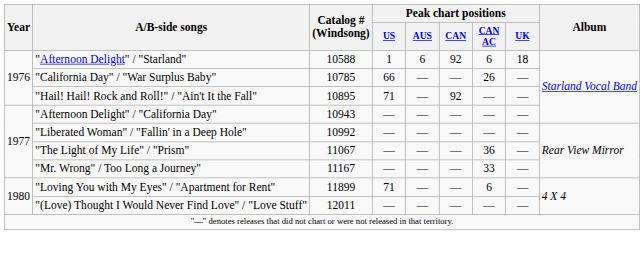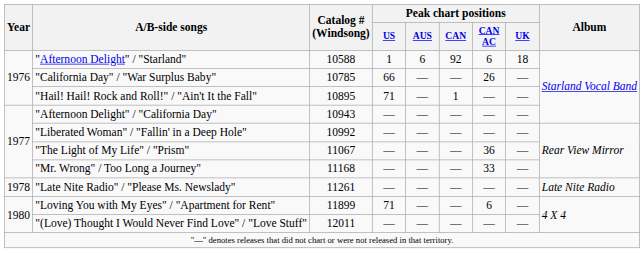(456, 96) 92 -> (456, 96) 1
(341, 169) 11167 -> (341, 169) 11168
+ row: (135, 187)
